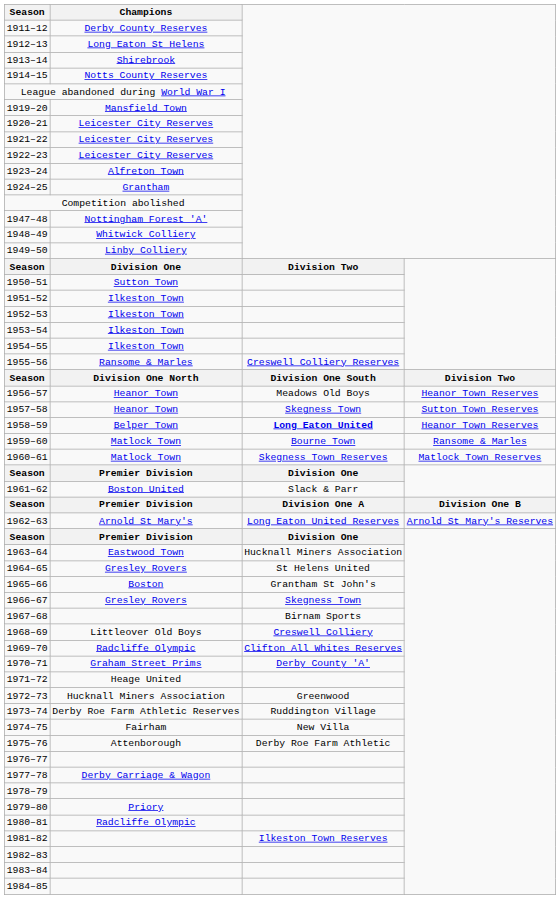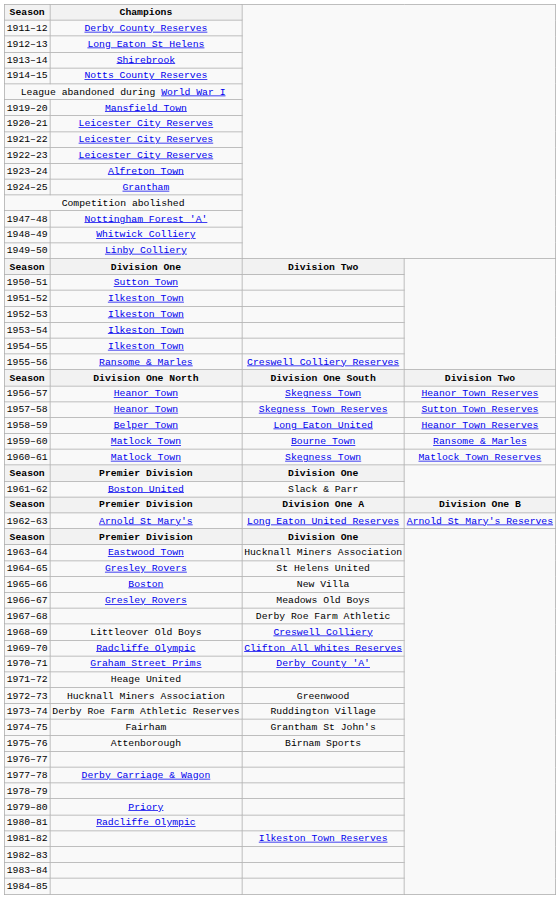(323, 394) Meadows Old Boys -> (323, 394) Skegness Town
(323, 410) Skegness Town -> (323, 410) Skegness Town Reserves
(323, 425) bold -> (323, 425) normal
(323, 457) Skegness Town Reserves -> (323, 457) Skegness Town
(323, 584) Grantham St John's -> (323, 584) New Villa
(323, 600) Skegness Town -> (323, 600) Meadows Old Boys
(323, 616) Birnam Sports -> (323, 616) Derby Roe Farm Athletic
(323, 727) New Villa -> (323, 727) Grantham St John's
(323, 743) Derby Roe Farm Athletic -> (323, 743) Birnam Sports
